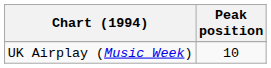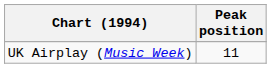(231, 53) 10 -> (231, 53) 11
